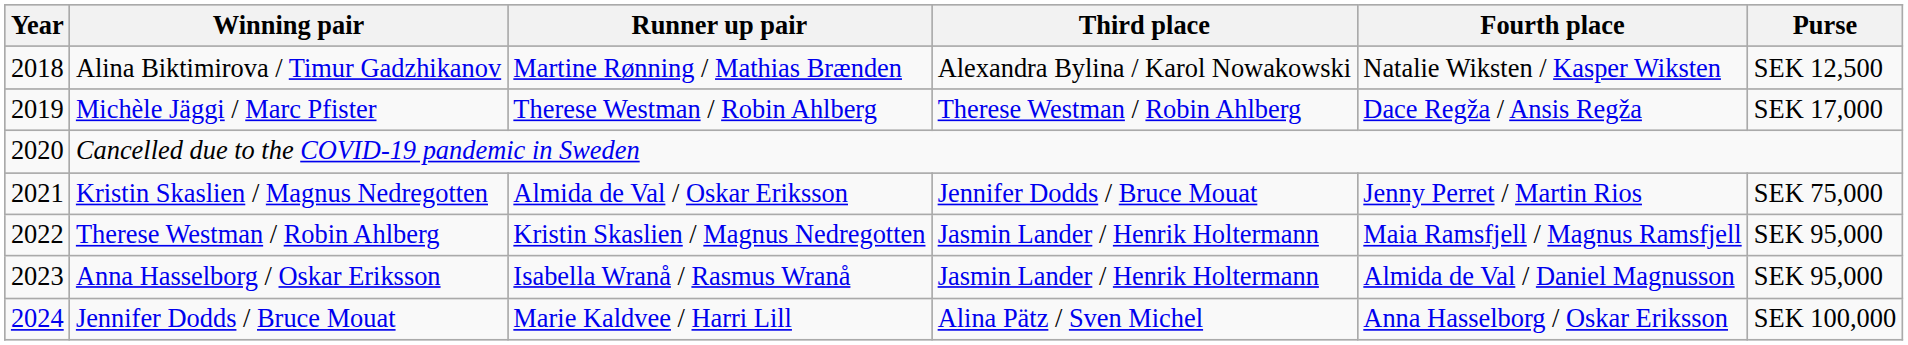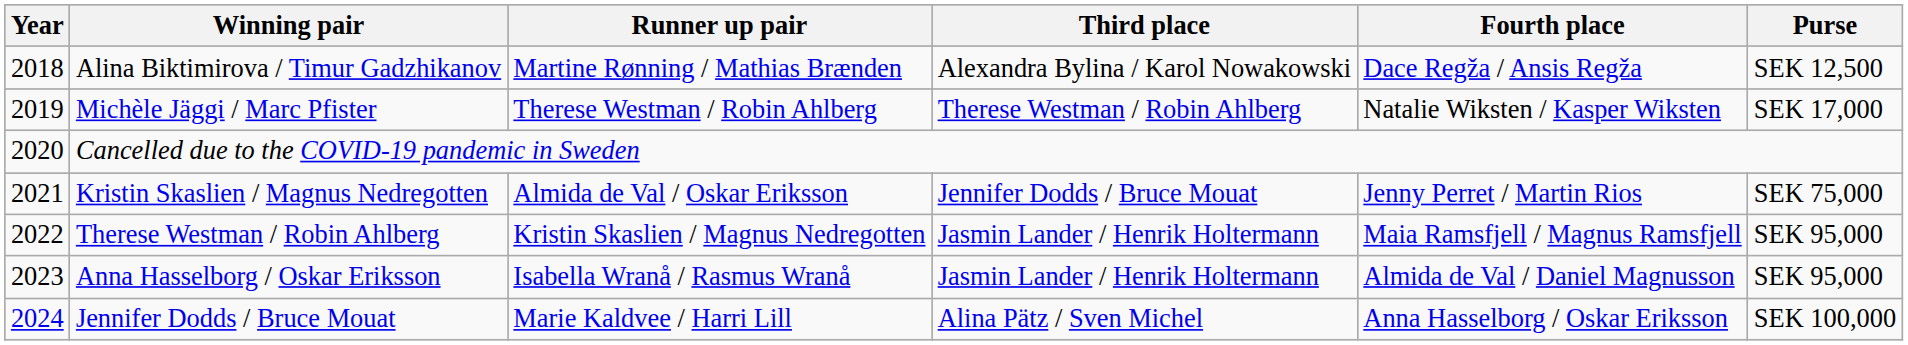(1542, 67) Natalie Wiksten / Kasper Wiksten -> (1503, 67) Dace Regža / Ansis Regža
(1503, 109) Dace Regža / Ansis Regža -> (1542, 109) Natalie Wiksten / Kasper Wiksten
